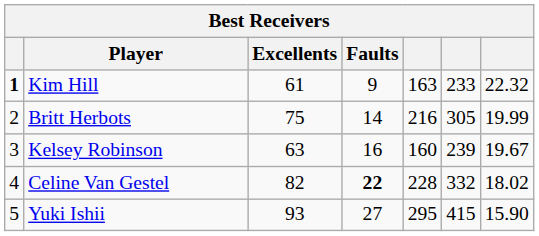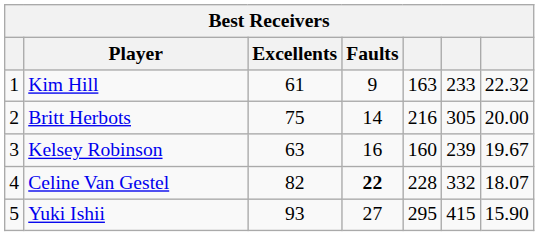(14, 85) bold -> (14, 85) normal
(507, 117) 19.99 -> (507, 117) 20.00
(507, 182) 18.02 -> (507, 182) 18.07
